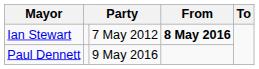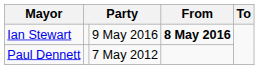(125, 34) 7 May 2012 -> (125, 34) 9 May 2016
(125, 54) 9 May 2016 -> (125, 54) 7 May 2012
